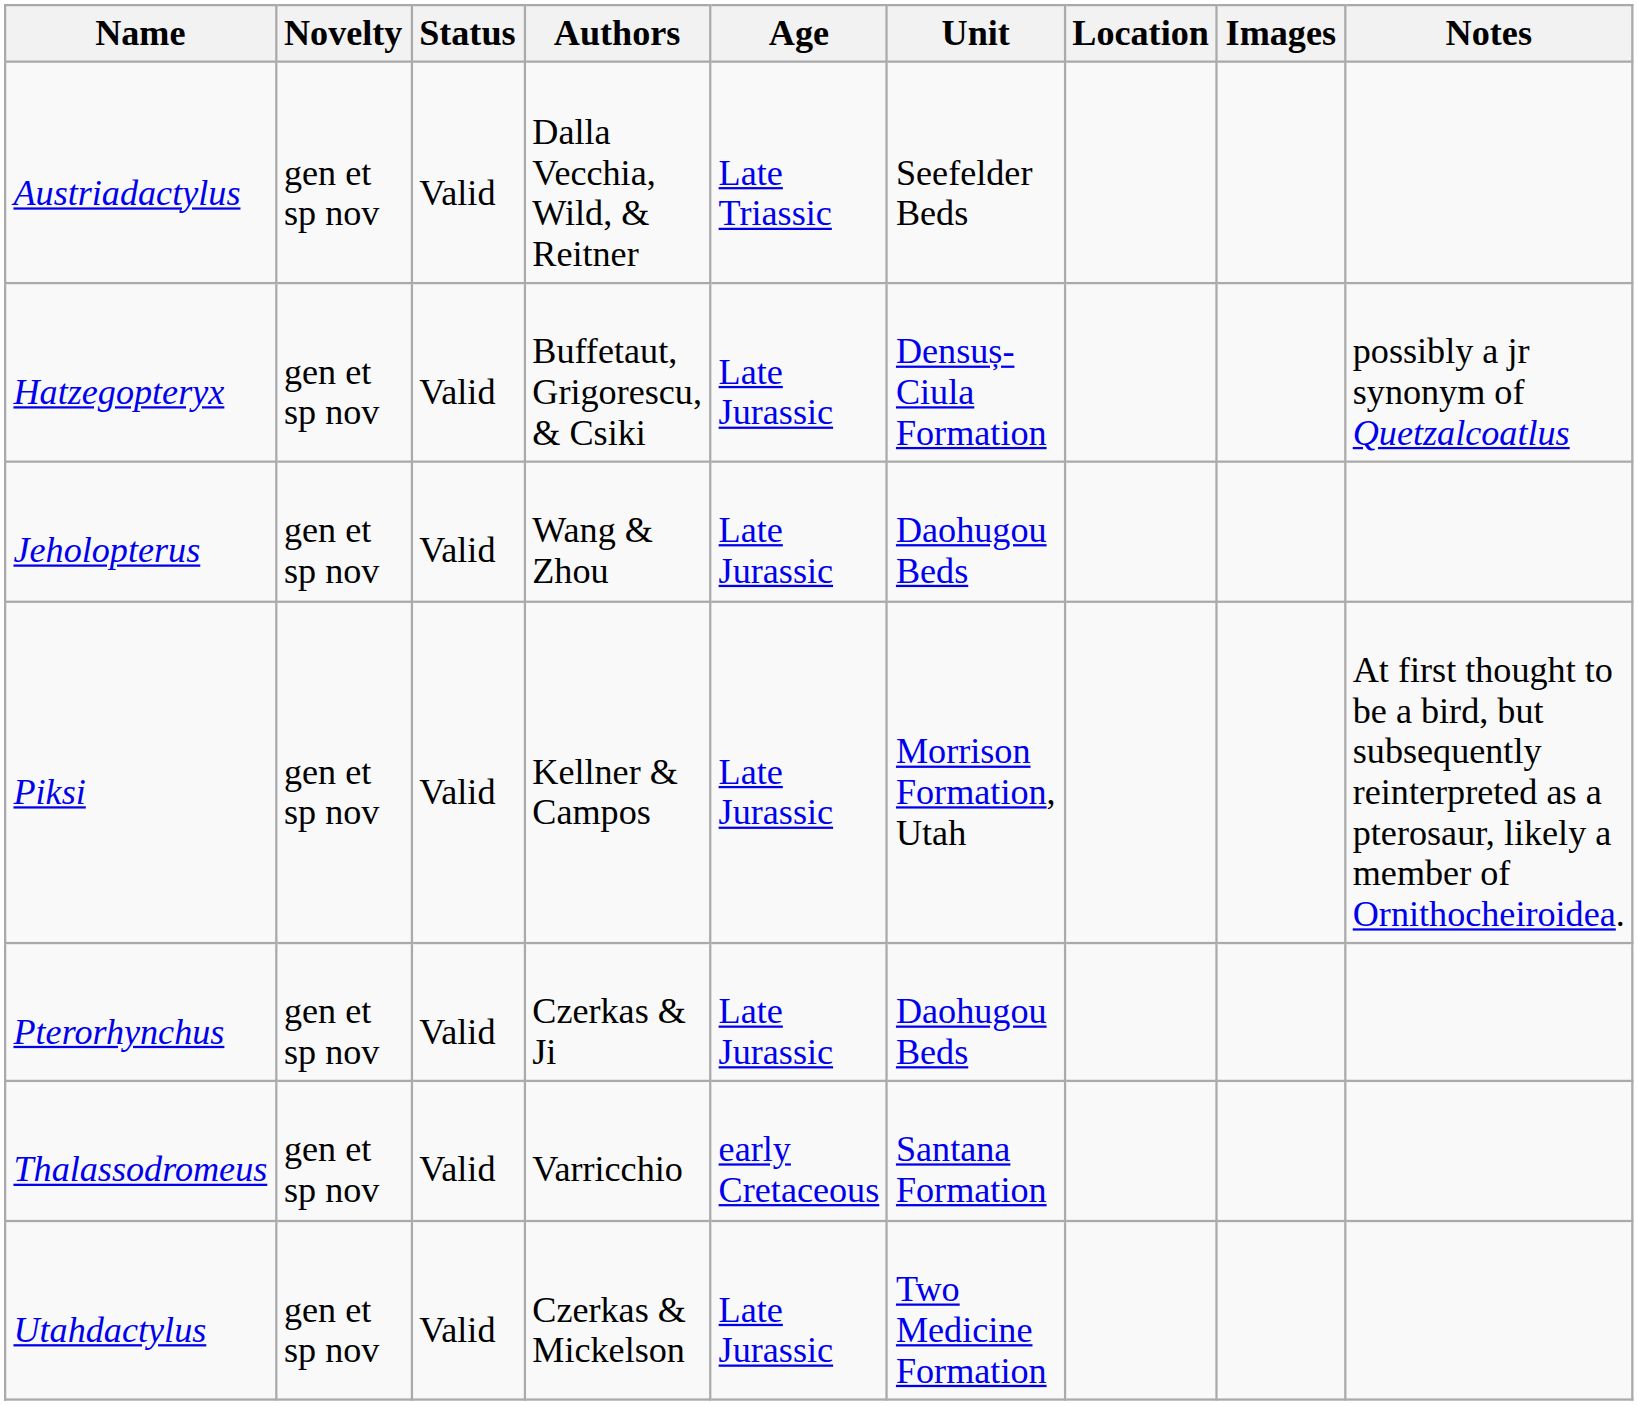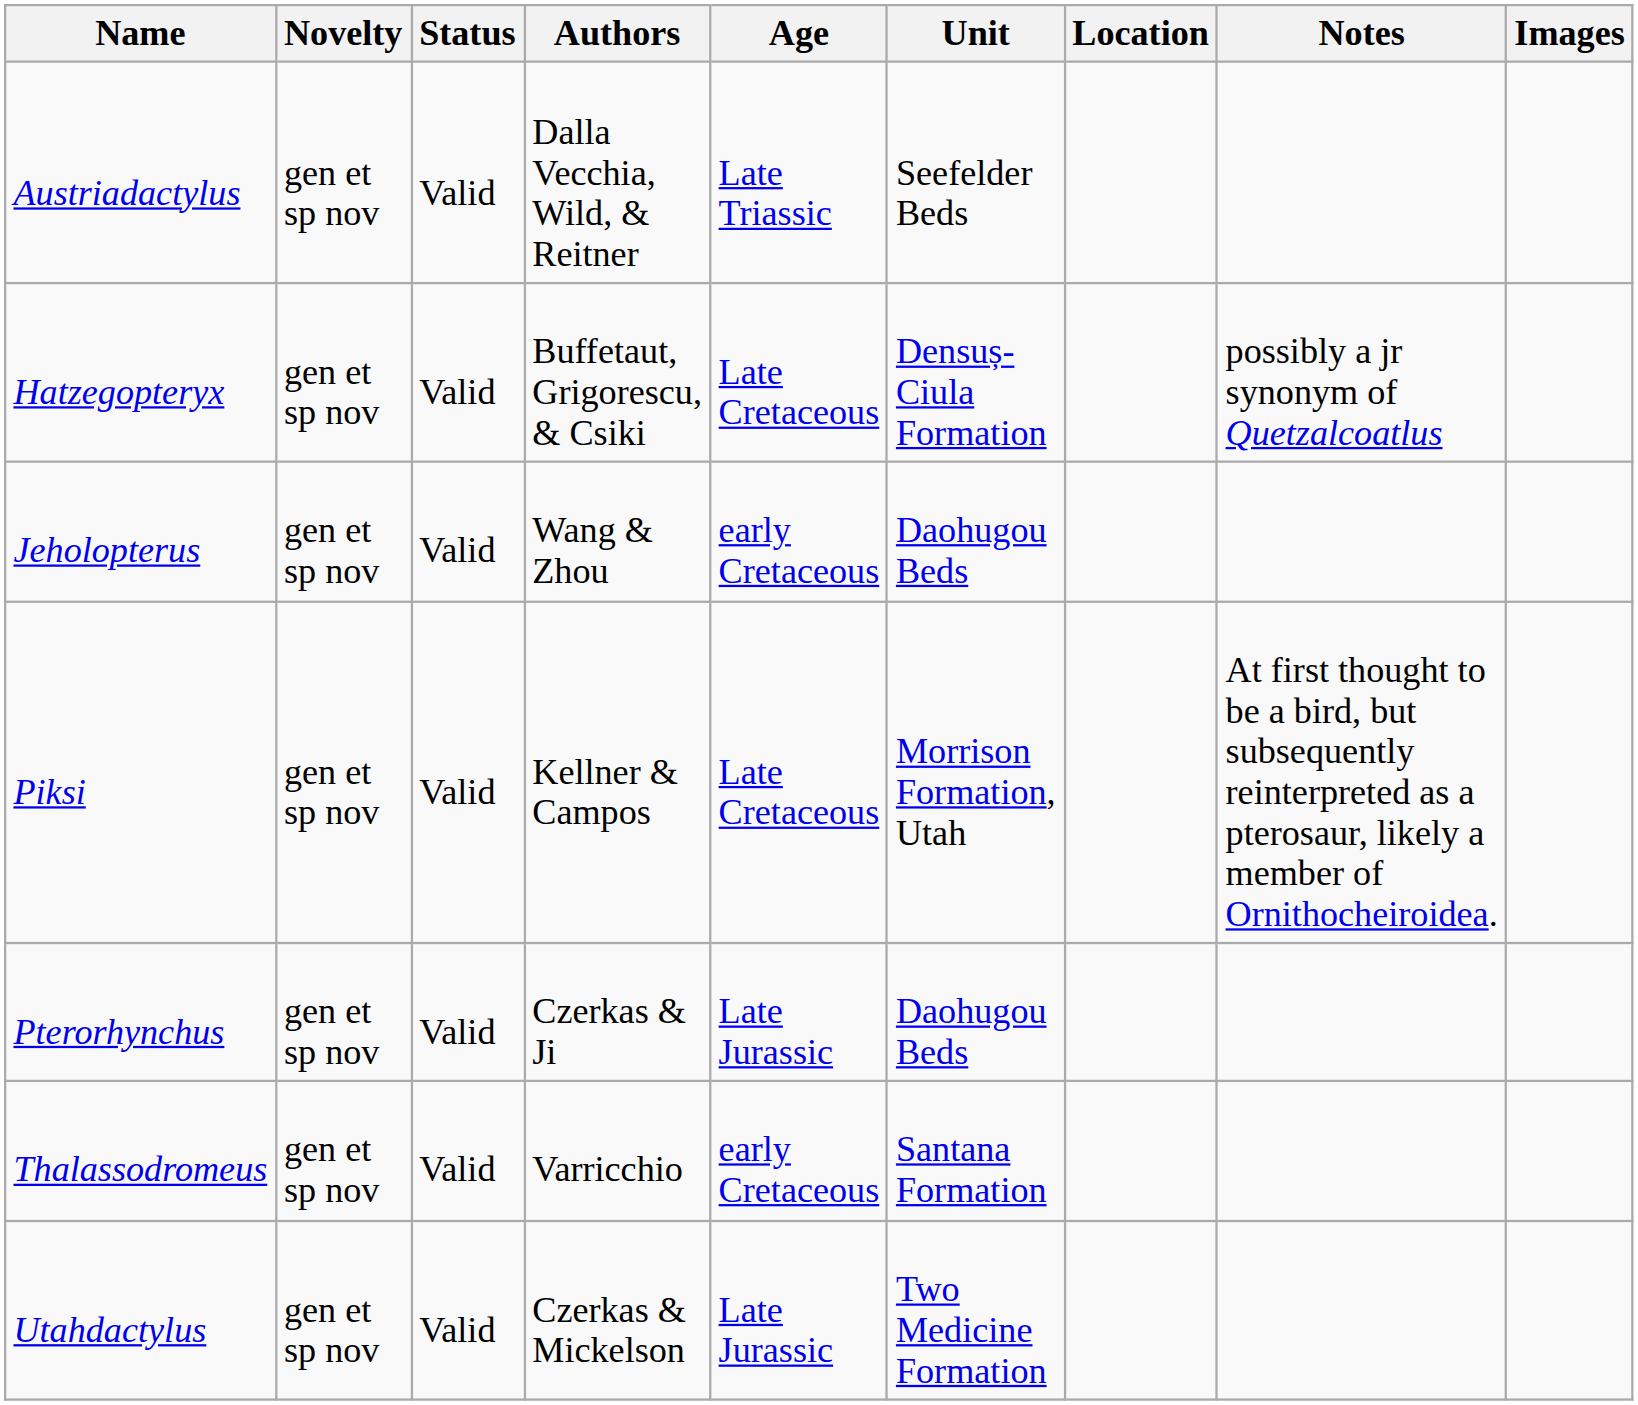columns swapped: (1489, 33) <-> (1281, 33)
(776, 391) Late Jurassic -> (799, 391) Late Cretaceous
(776, 550) Late Jurassic -> (799, 550) early Cretaceous
(776, 791) Late Jurassic -> (799, 791) Late Cretaceous
